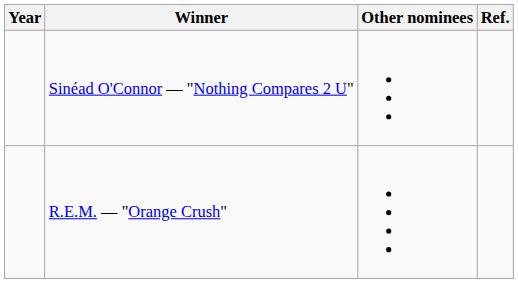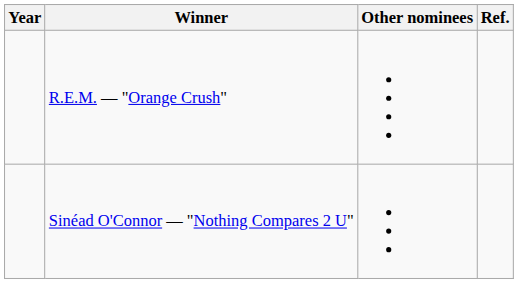rows swapped: (138, 211) <-> (201, 87)
